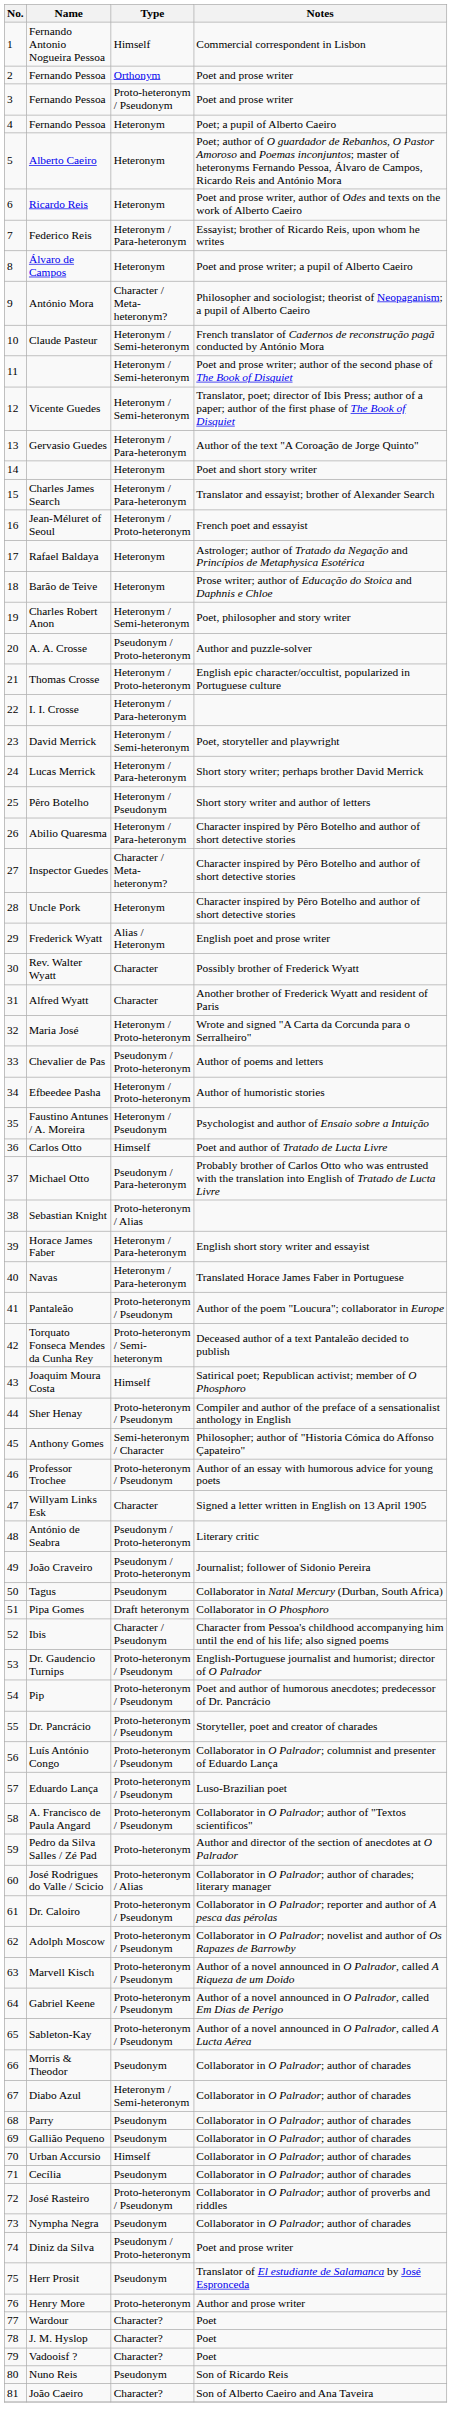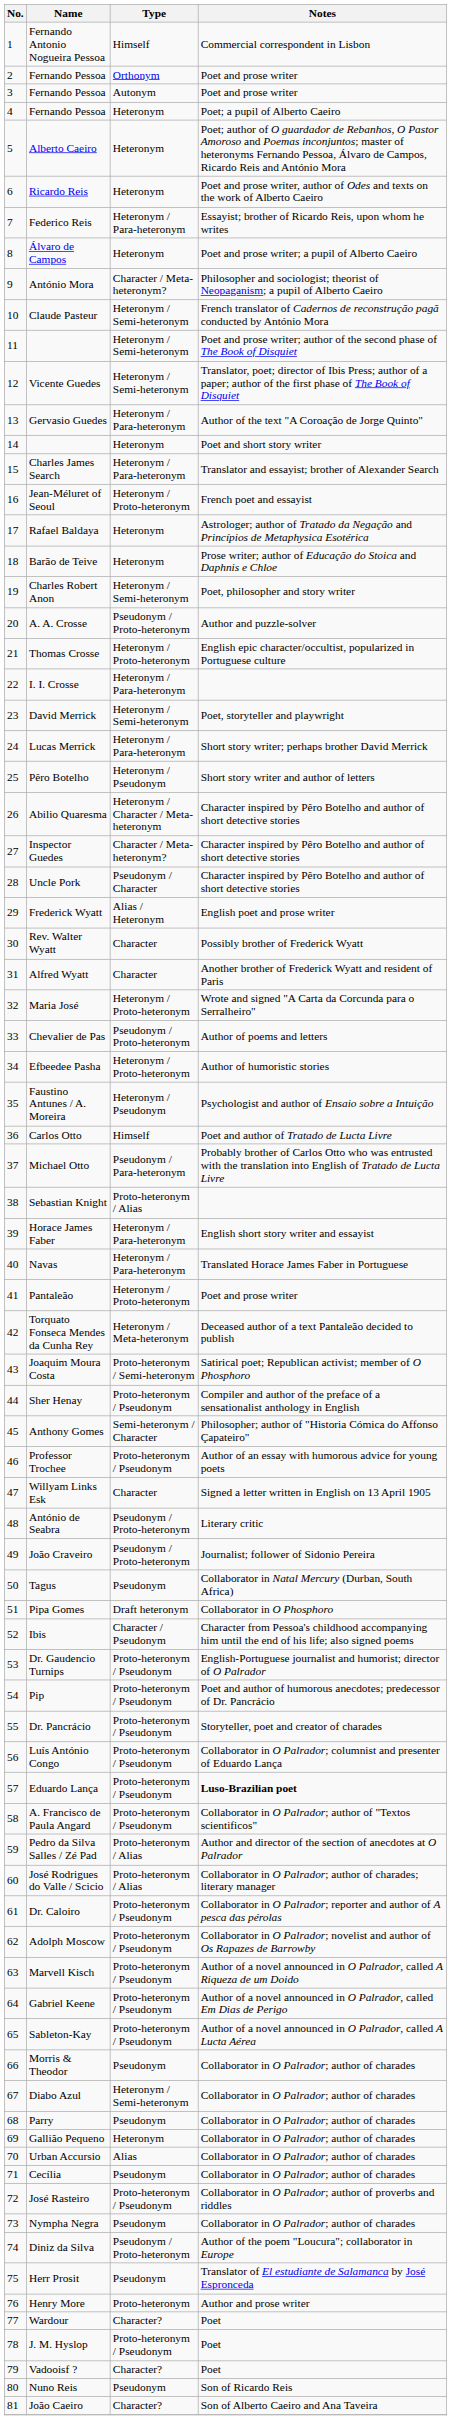(152, 99) Proto-heteronym / Pseudonym -> (134, 93) Autonym
(150, 833) Heteronym / Para-heteronym -> (153, 814) Heteronym / Character / Meta-heteronym
(139, 907) Heteronym -> (142, 882) Pseudonym / Character
(152, 1308) Proto-heteronym / Pseudonym -> (151, 1295) Heteronym / Proto-heteronym
(320, 1308) Author of the poem "Loucura"; collaborator in Europe -> (249, 1295) Poet and prose writer
(152, 1345) Proto-heteronym / Semi-heteronym -> (151, 1332) Heteronym / Meta-heteronym
(132, 1382) Himself -> (154, 1369) Proto-heteronym / Semi-heteronym
(242, 1788) normal -> (249, 1788) bold
(152, 1849) Proto-heteronym -> (151, 1849) Proto-heteronym / Alias
(140, 2138) Pseudonym -> (138, 2138) Heteronym
(132, 2156) Himself -> (125, 2156) Alias
(245, 2247) Poet and prose writer -> (307, 2247) Author of the poem "Loucura"; collaborator in Europe
(138, 2338) Character? -> (151, 2345) Proto-heteronym / Pseudonym
